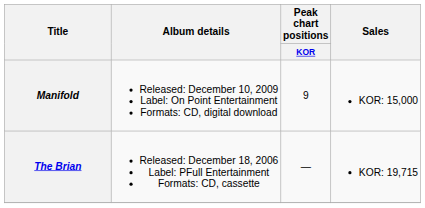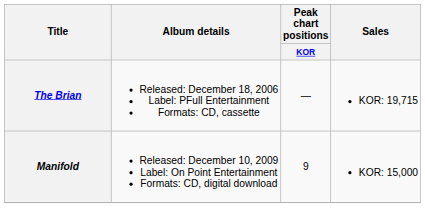rows swapped: (58, 166) <-> (58, 95)
